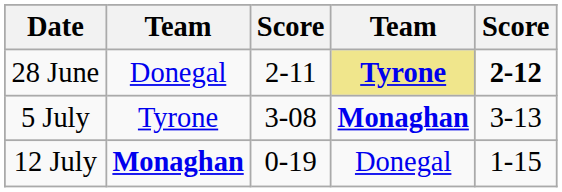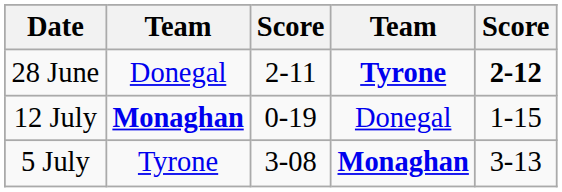(403, 72) khaki background -> (403, 72) no background
rows swapped: (55, 117) <-> (55, 162)
